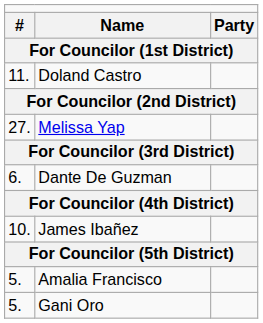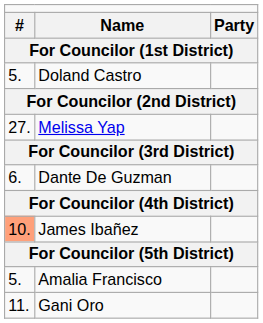(19, 76) 11. -> (15, 76) 5.
(20, 229) no background -> (20, 229) lightsalmon background
(15, 306) 5. -> (19, 306) 11.
